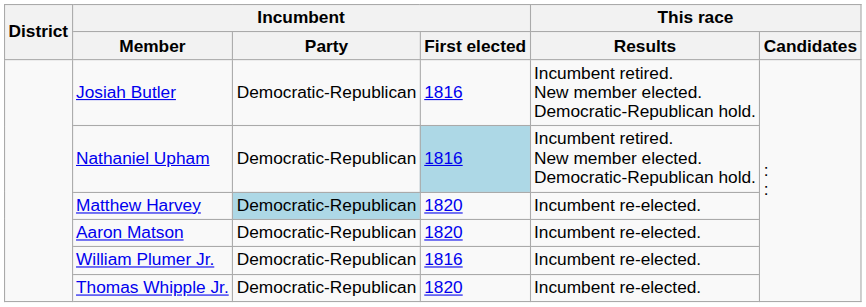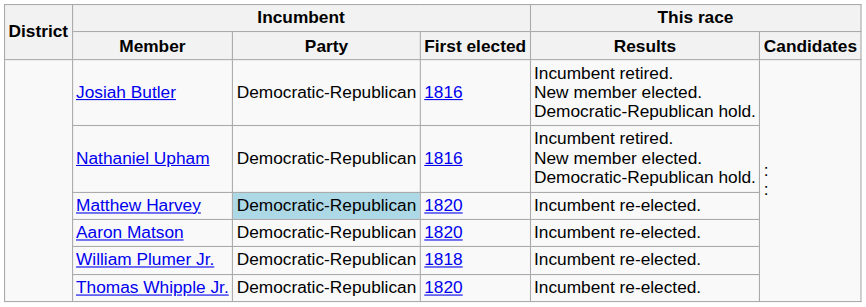(443, 158) lightblue background -> (443, 158) no background
(443, 260) 1816 -> (443, 260) 1818
